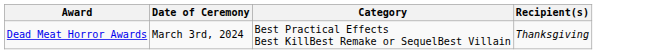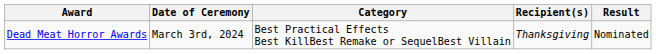+ column: (621, 13)
